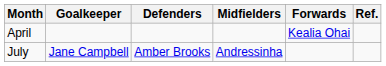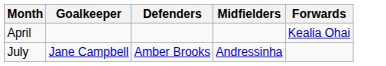- column: (367, 14)
